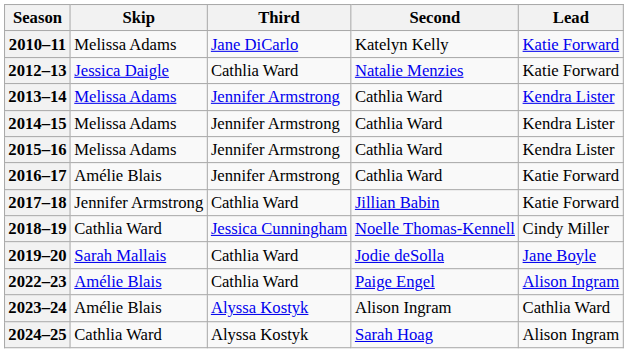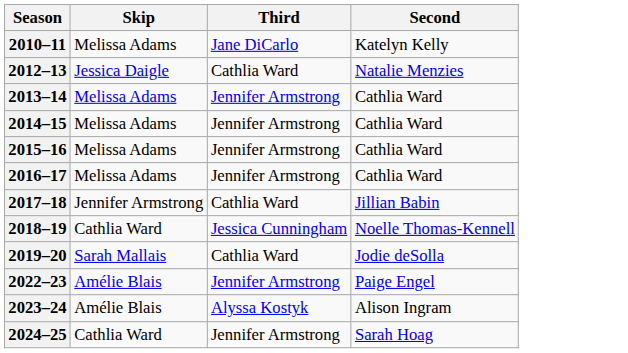- column: (571, 17)
(118, 176) Amélie Blais -> (125, 176) Melissa Adams
(255, 281) Cathlia Ward -> (275, 281) Jennifer Armstrong
(260, 334) Alyssa Kostyk -> (275, 334) Jennifer Armstrong
